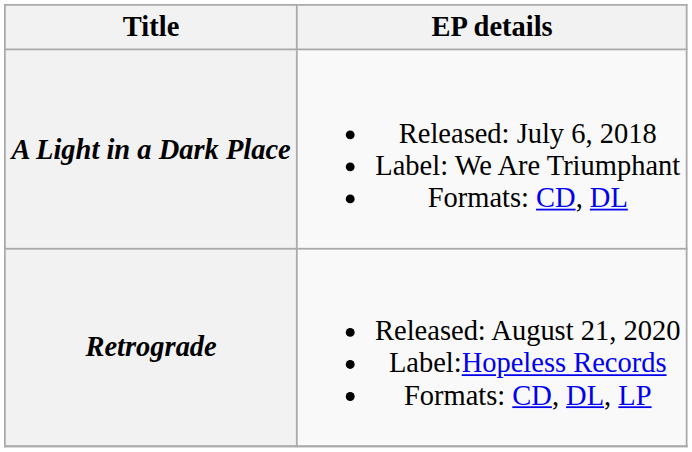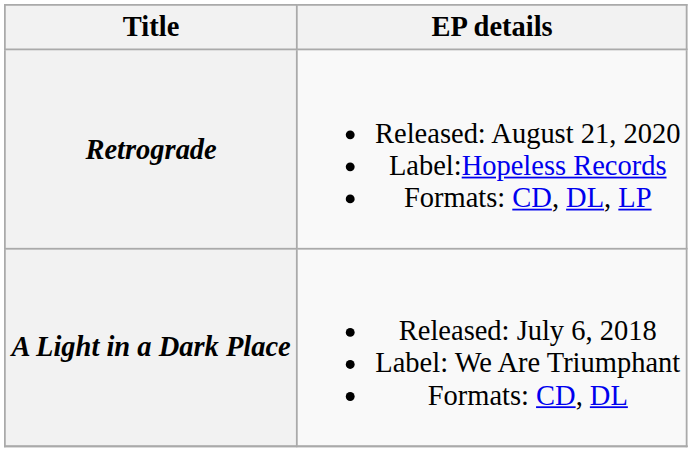rows swapped: (151, 148) <-> (151, 347)
